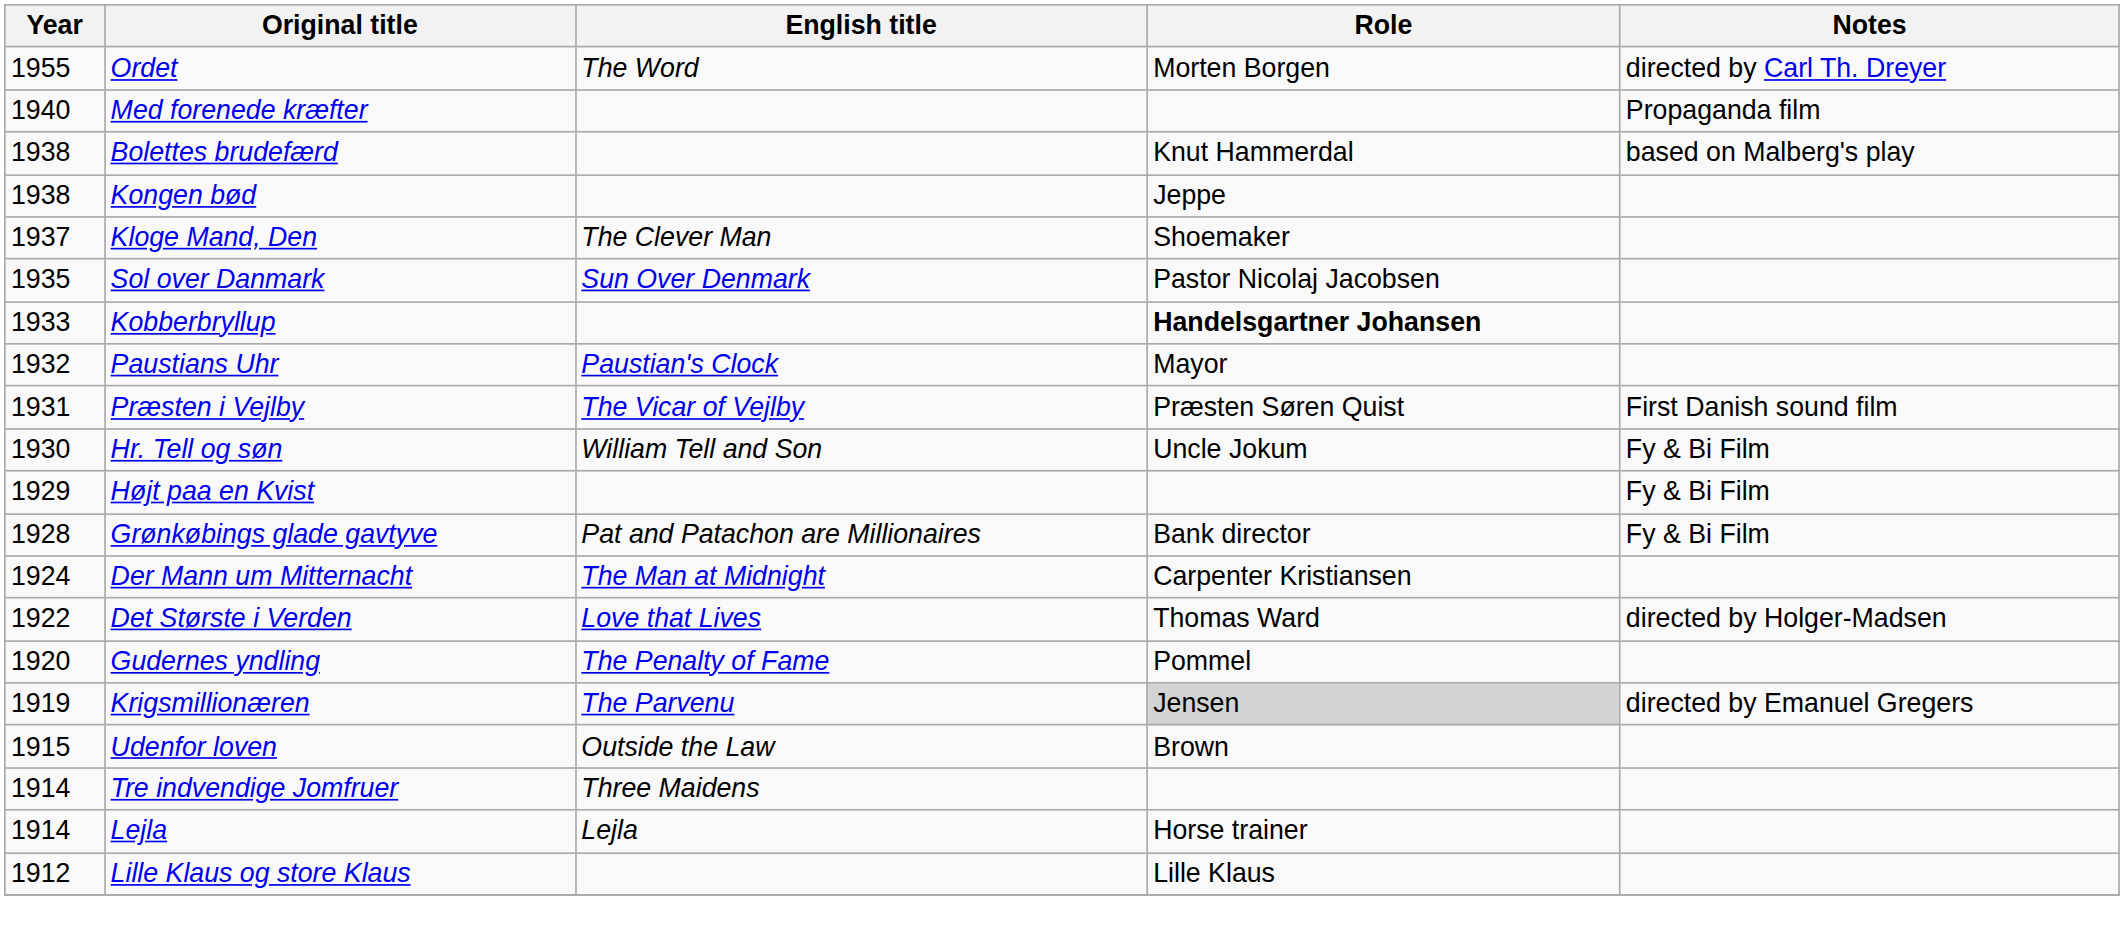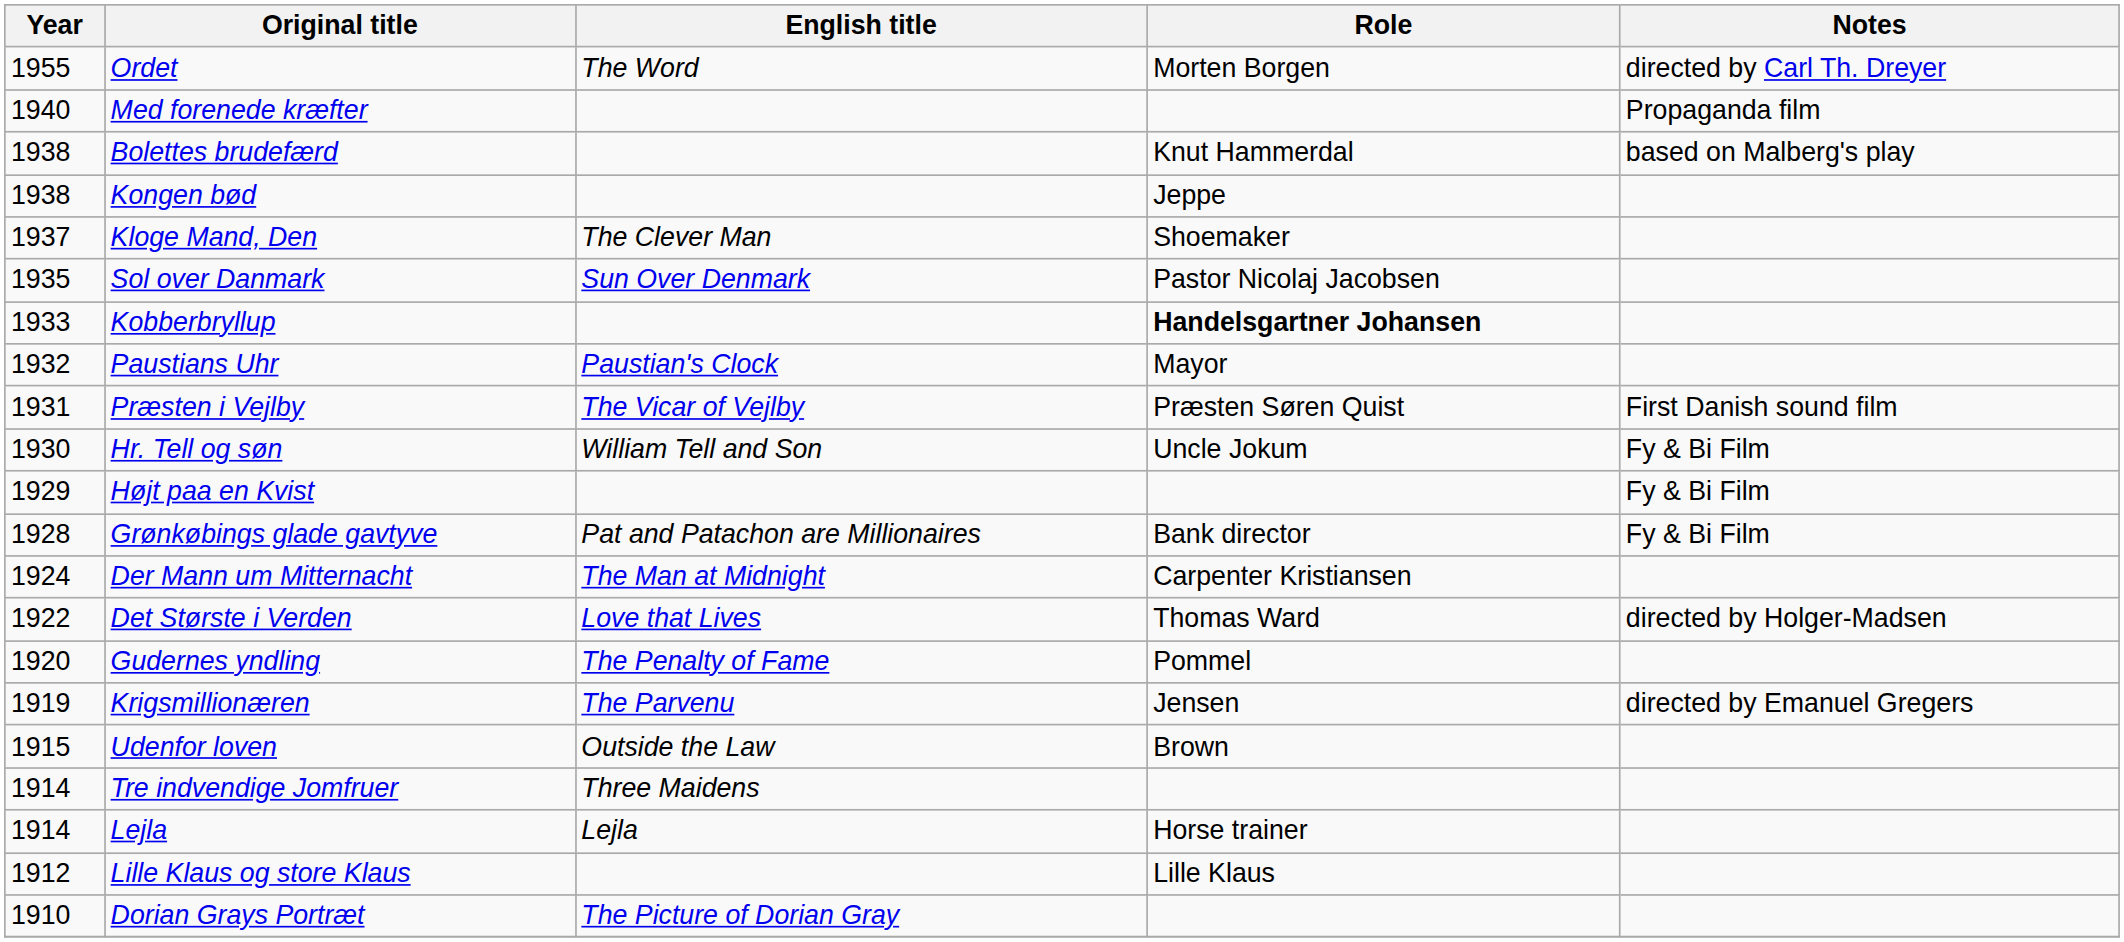(1196, 703) lightgrey background -> (1196, 703) no background
+ row: (238, 915)
